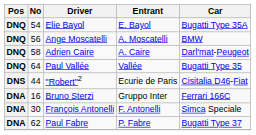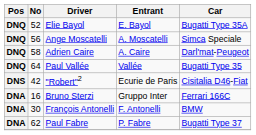(36, 24) 54 -> (36, 24) 52
(192, 38) BMW -> (211, 38) Simca Speciale
(36, 81) 44 -> (36, 81) 42
(211, 109) Simca Speciale -> (192, 109) BMW
